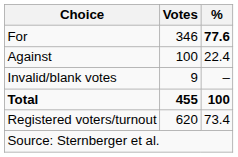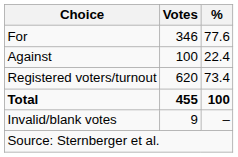(217, 36) bold -> (217, 36) normal
rows swapped: (62, 78) <-> (82, 120)
